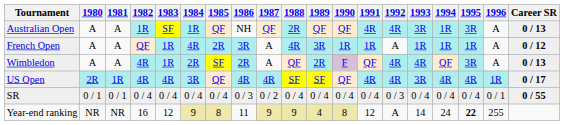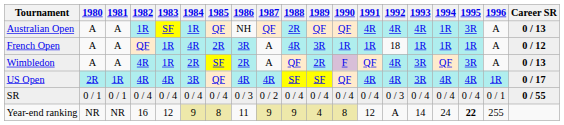(420, 28) 3R -> (420, 28) 4R
(395, 45) A -> (395, 45) 18
(420, 62) 4R -> (420, 62) 3R
